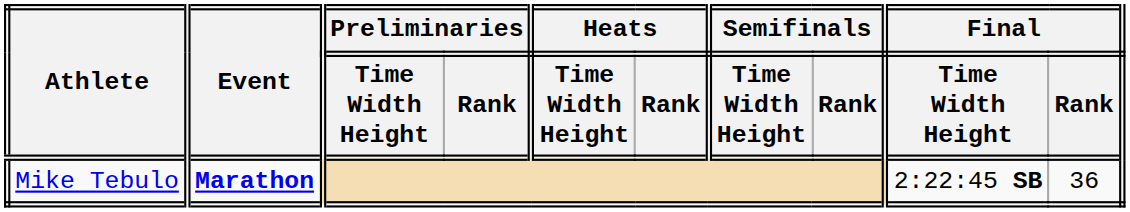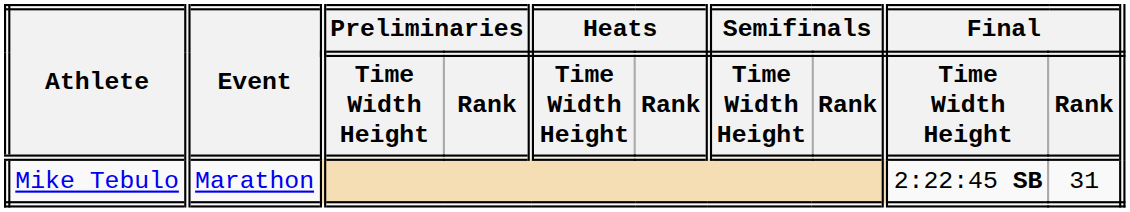(255, 181) bold -> (255, 181) normal
(1084, 181) 36 -> (1084, 181) 31
